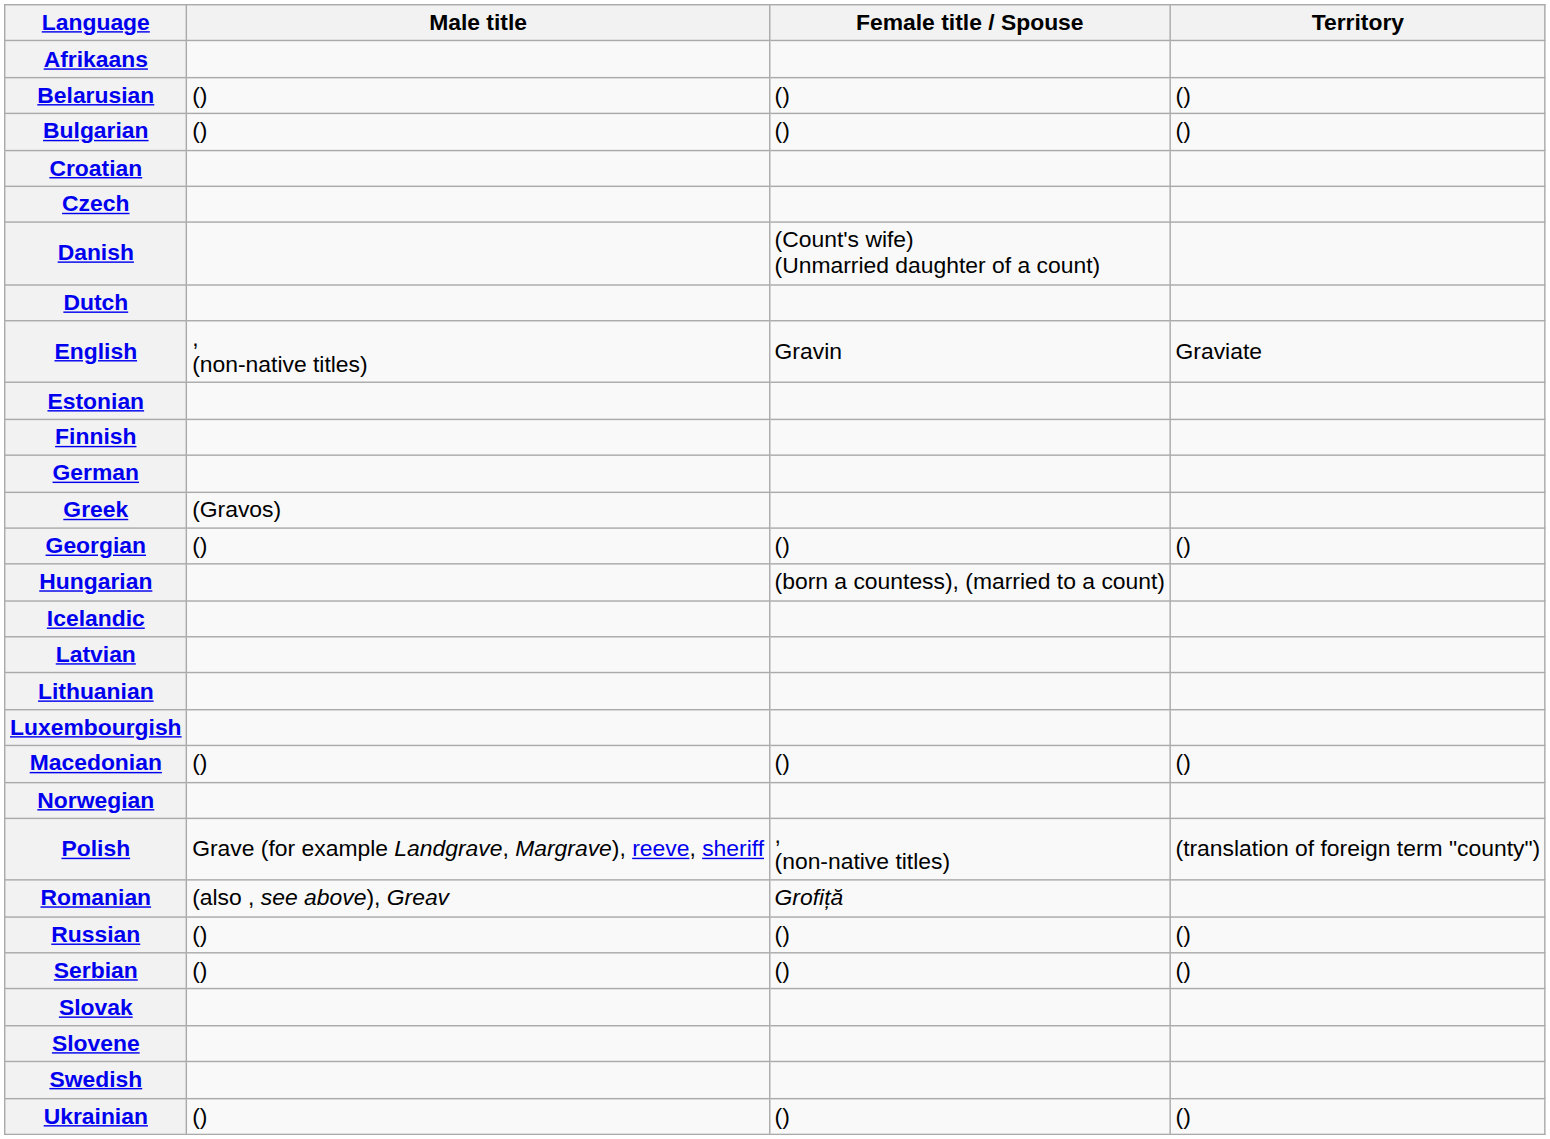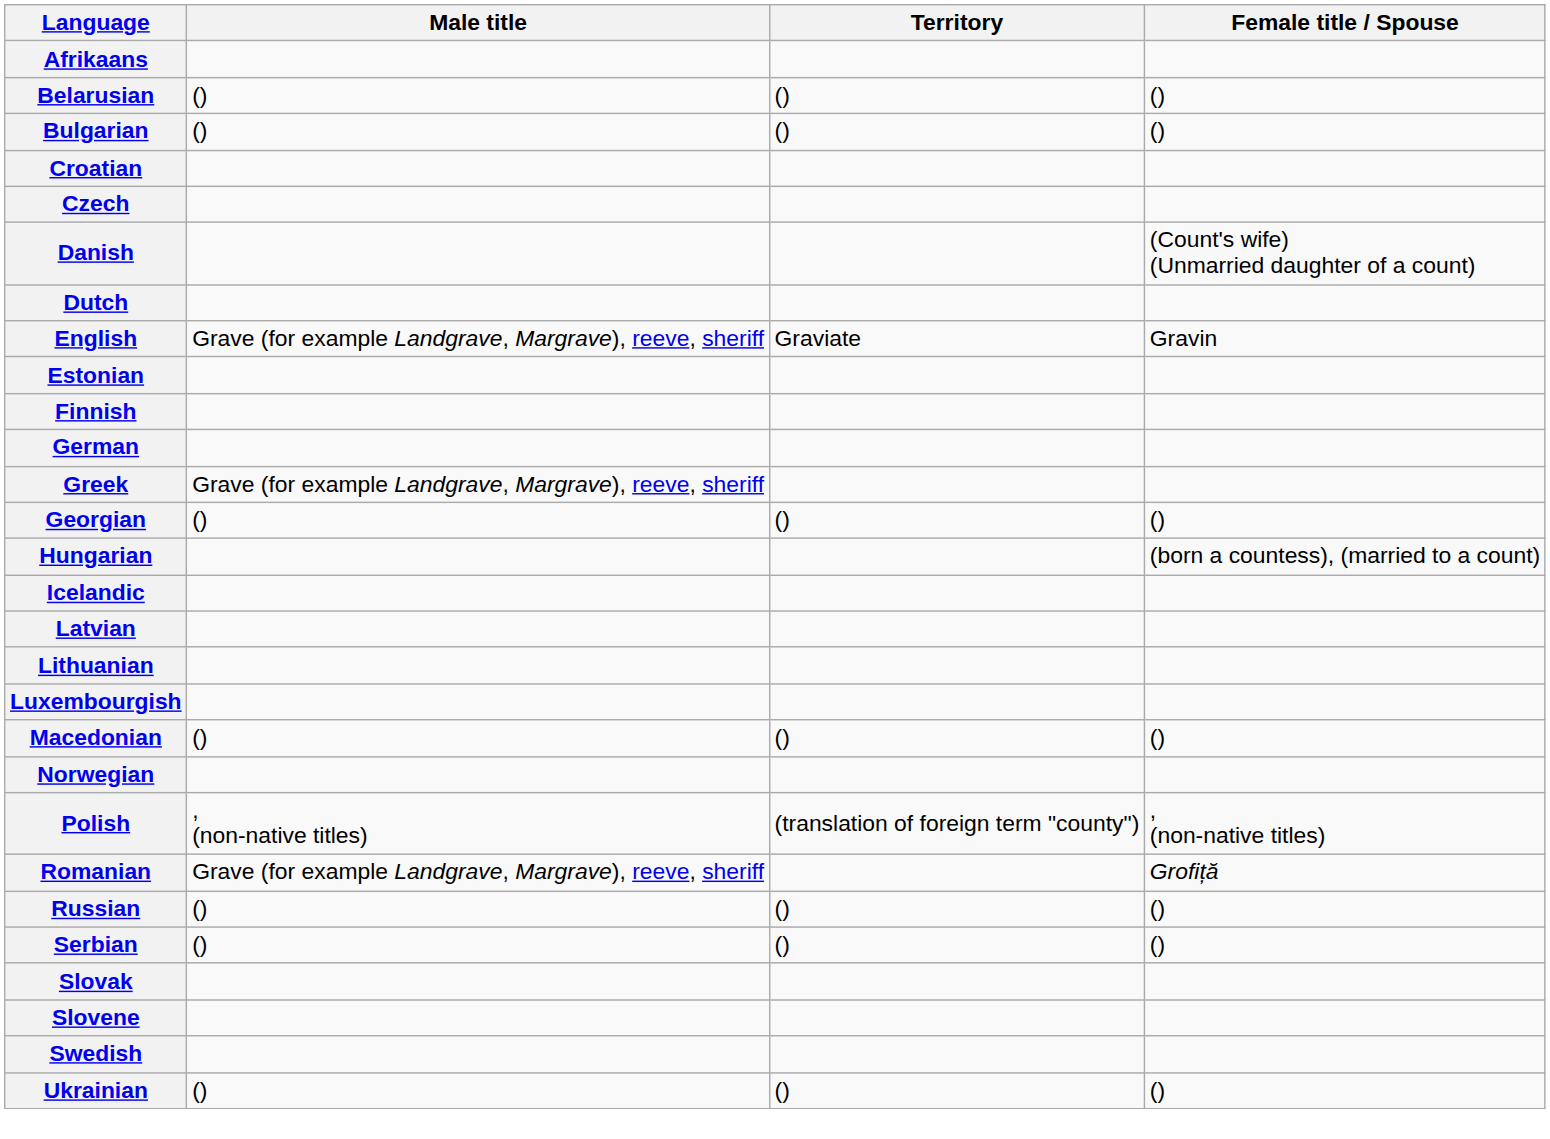columns swapped: (970, 22) <-> (1358, 22)
(280, 351) , (non-native titles) -> (478, 338) Grave (for example Landgrave, Margrave), reeve, sheriff
(237, 509) (Gravos) -> (478, 483) Grave (for example Landgrave, Margrave), reeve, sheriff
(478, 849) Grave (for example Landgrave, Margrave), reeve, sheriff -> (280, 823) , (non-native titles)
(321, 898) (also , see above), Greav -> (478, 872) Grave (for example Landgrave, Margrave), reeve, sheriff
